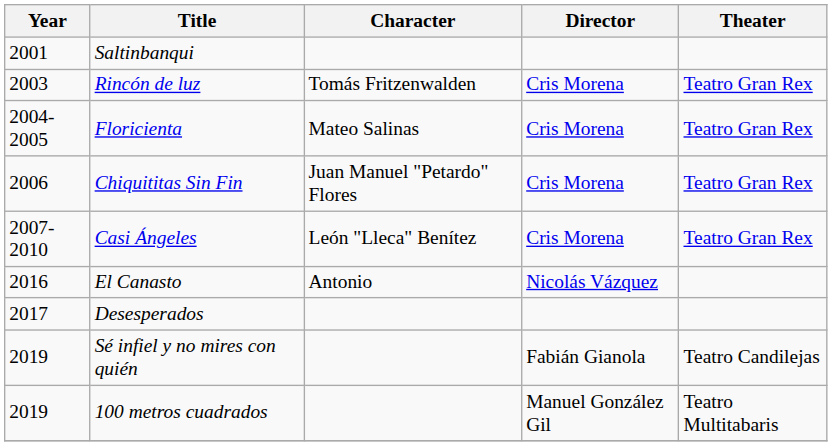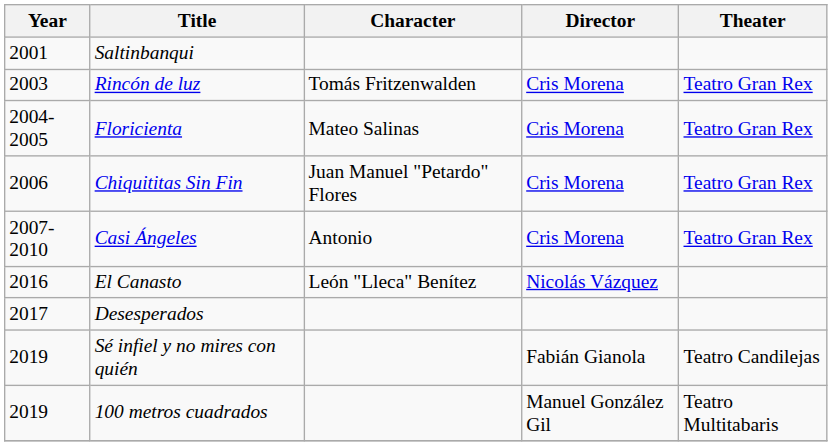(393, 238) León "Lleca" Benítez -> (340, 238) Antonio
(340, 282) Antonio -> (393, 282) León "Lleca" Benítez
